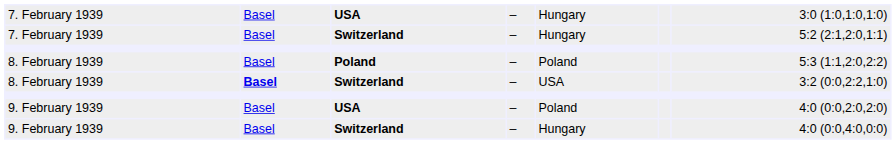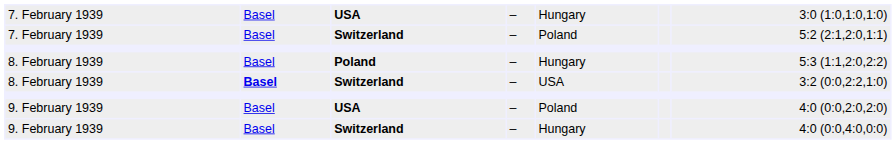(562, 35) Hungary -> (558, 35) Poland
(558, 61) Poland -> (562, 61) Hungary
